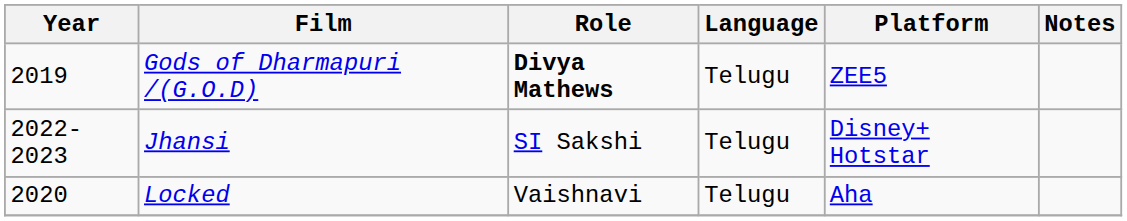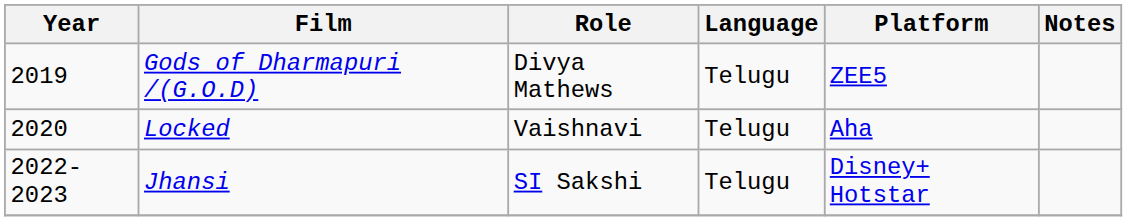(564, 77) bold -> (564, 77) normal
rows swapped: (187, 196) <-> (187, 143)
